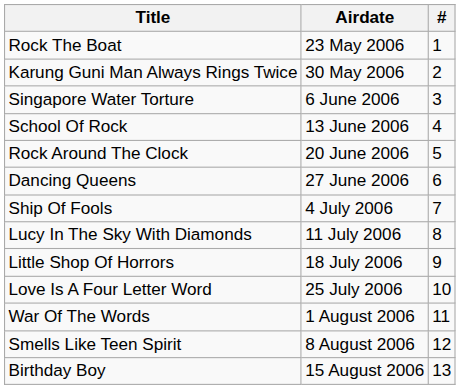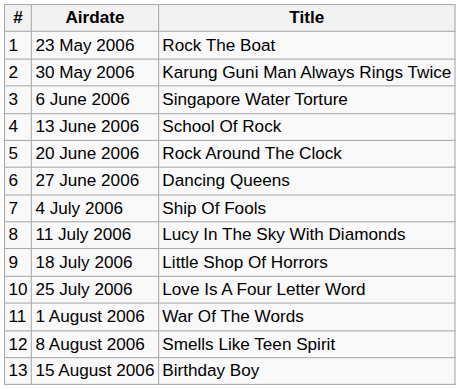columns swapped: (442, 18) <-> (153, 18)
